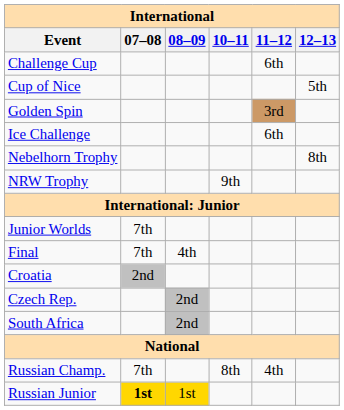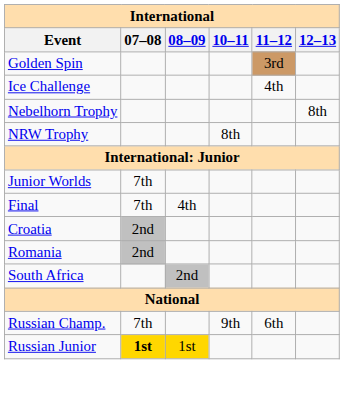- row: (52, 63)
- row: (44, 87)
(274, 134) 6th -> (274, 87) 4th
(231, 181) 9th -> (231, 134) 8th
- row: (42, 299)
+ row: (35, 252)
(231, 370) 8th -> (231, 323) 9th
(274, 370) 4th -> (274, 323) 6th
